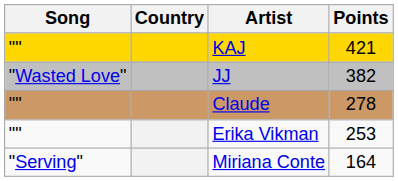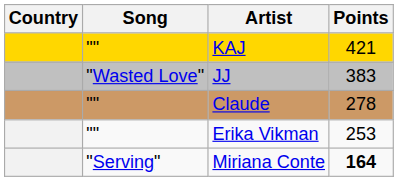columns swapped: (169, 18) <-> (68, 18)
(361, 76) 382 -> (361, 76) 383
(361, 162) normal -> (361, 162) bold
